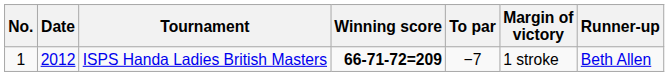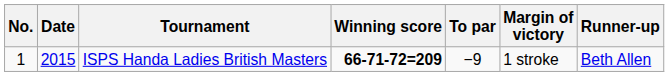(58, 59) 2012 -> (58, 59) 2015
(473, 59) −7 -> (473, 59) −9
